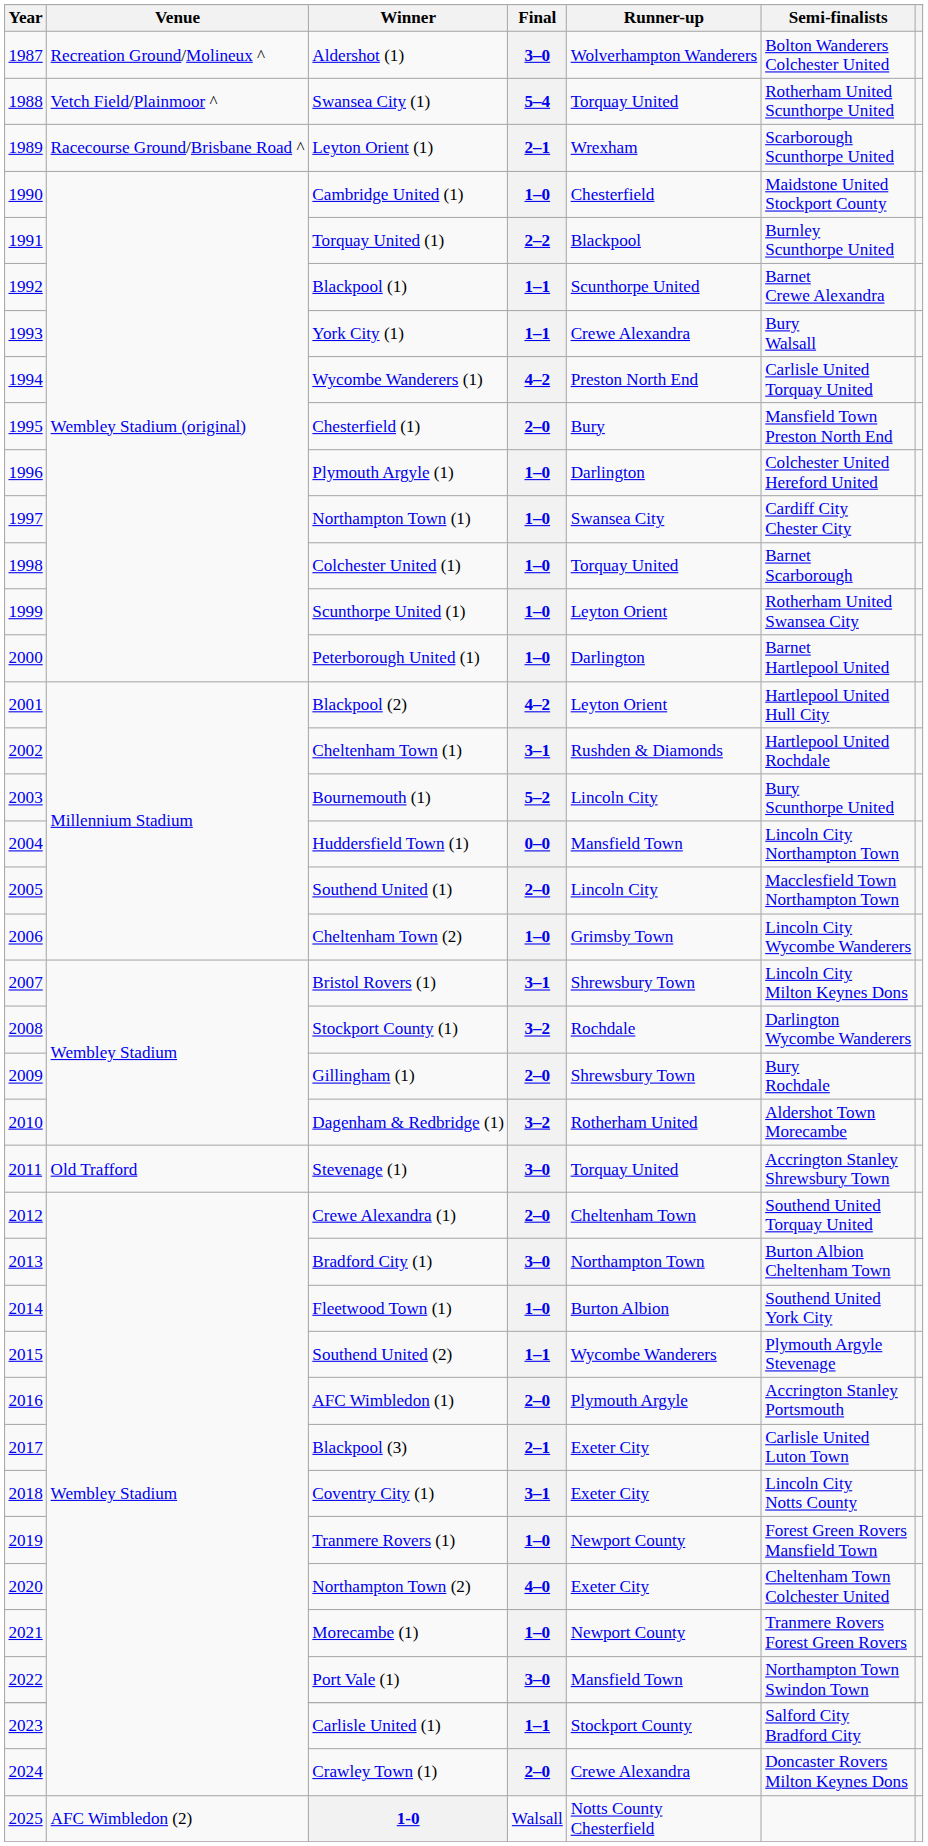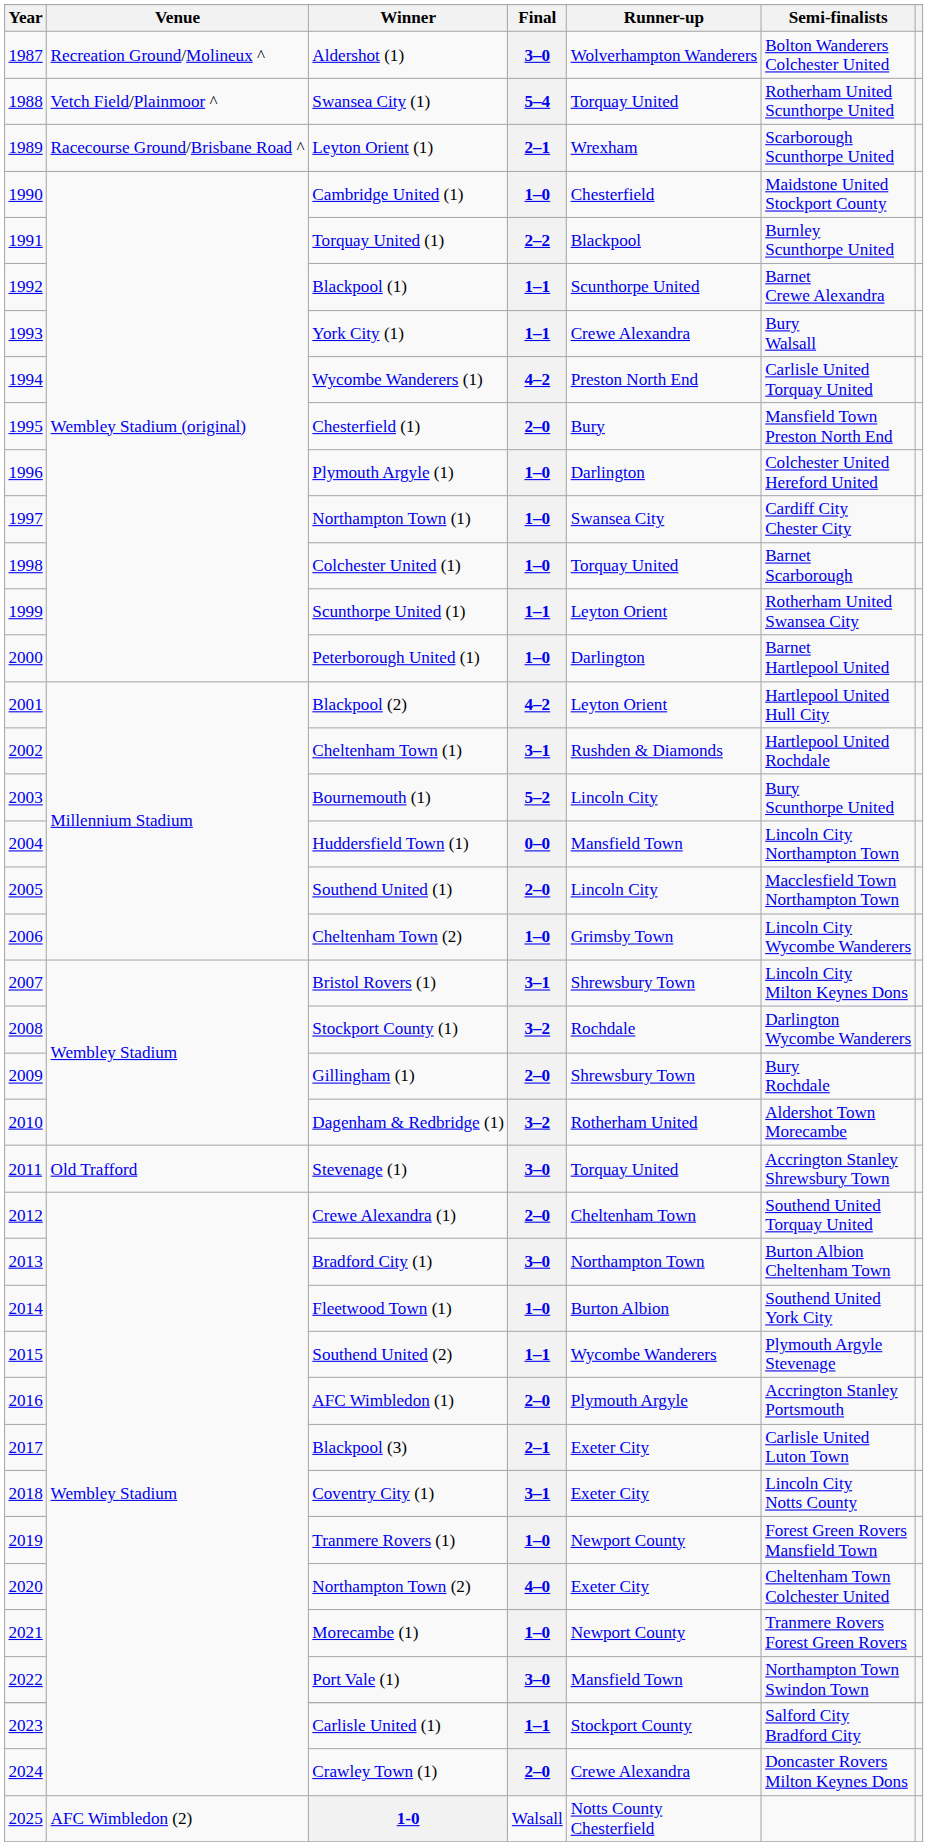(537, 611) 1–0 -> (537, 611) 1–1
